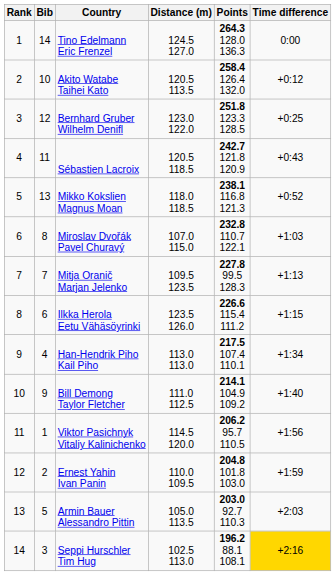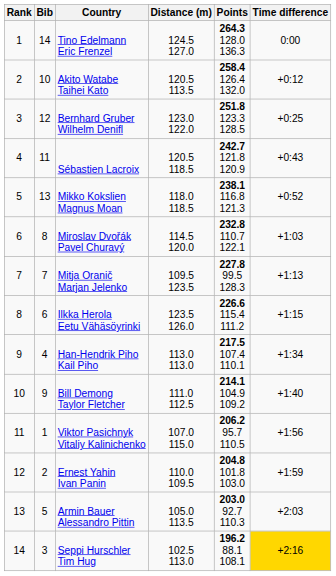(181, 242) 107.0 115.0 -> (181, 242) 114.5 120.0
(181, 438) 114.5 120.0 -> (181, 438) 107.0 115.0
